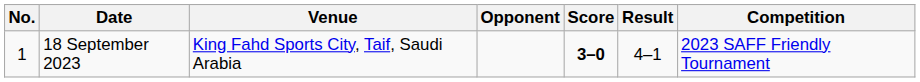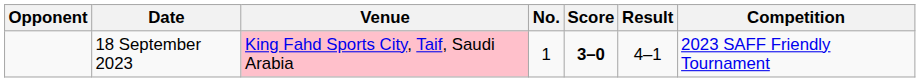columns swapped: (22, 17) <-> (520, 17)
(318, 53) no background -> (370, 53) pink background
